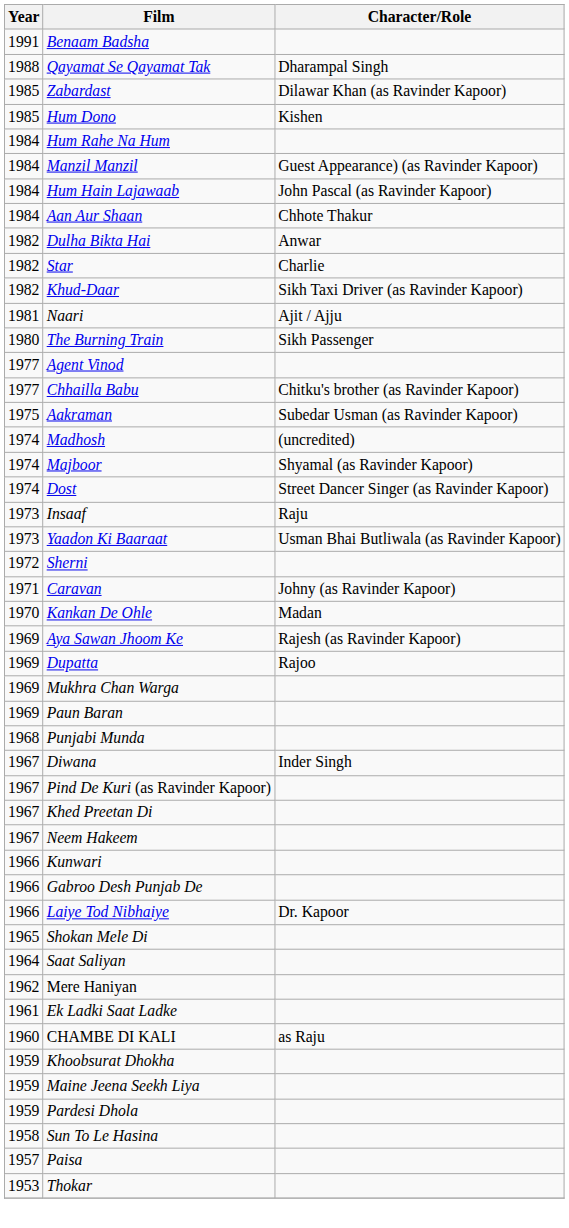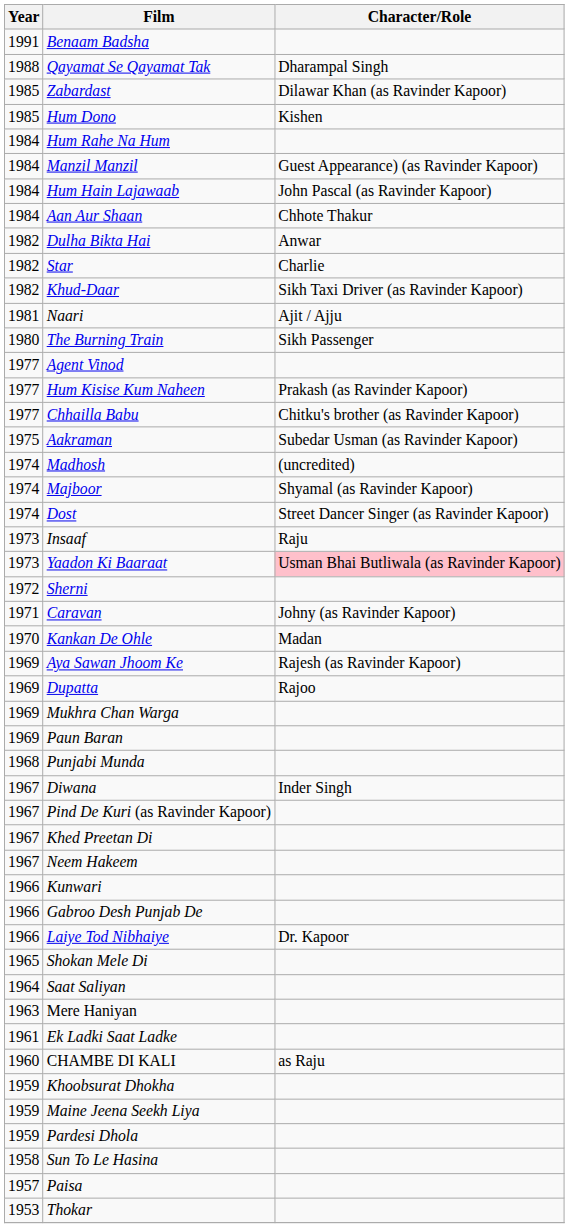+ row: (126, 389)
(419, 539) no background -> (419, 564) pink background
(24, 986) 1962 -> (24, 1011) 1963
